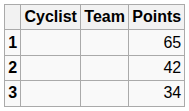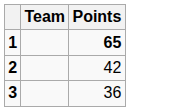- column: (51, 17)
(172, 42) normal -> (112, 42) bold
(172, 93) 34 -> (112, 93) 36
